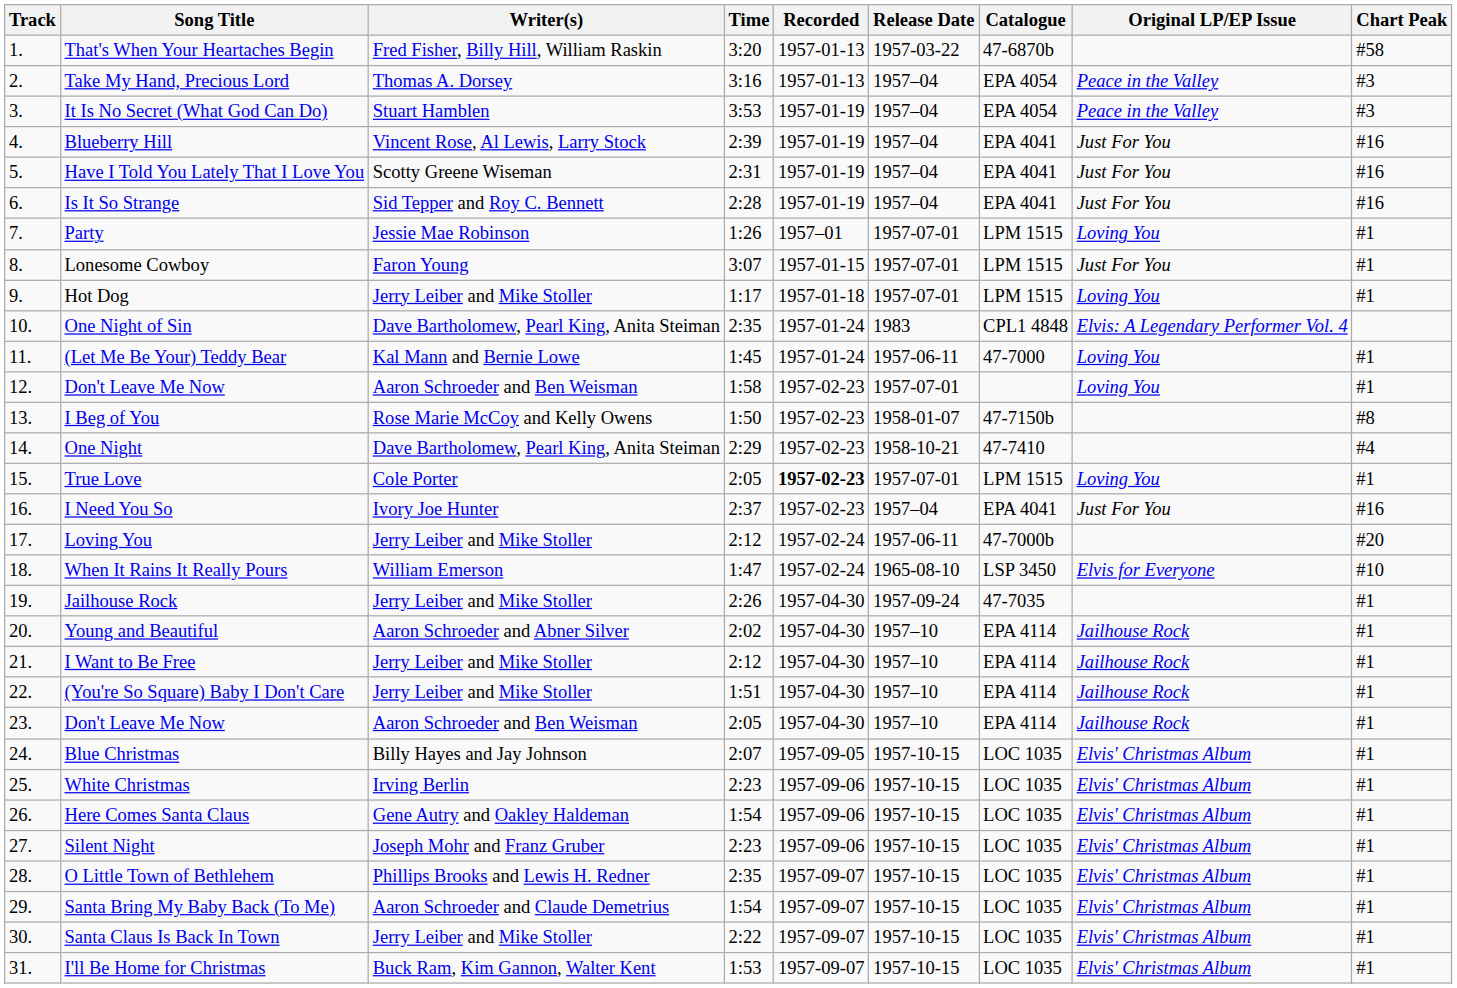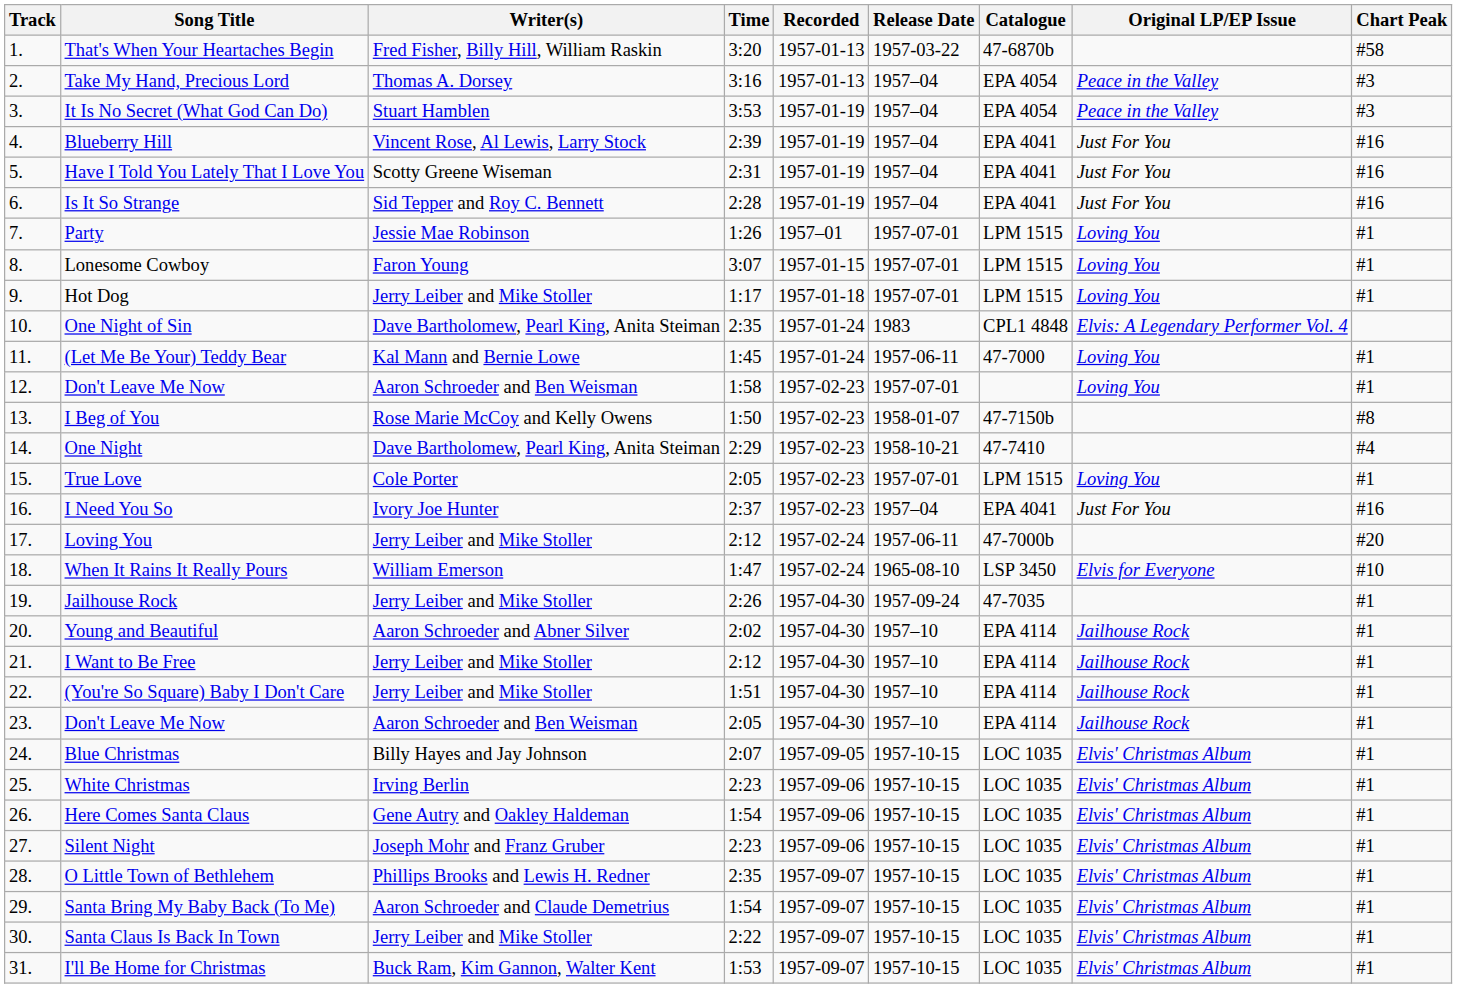(1124, 264) Just For You -> (1118, 264) Loving You
(821, 478) bold -> (821, 478) normal
